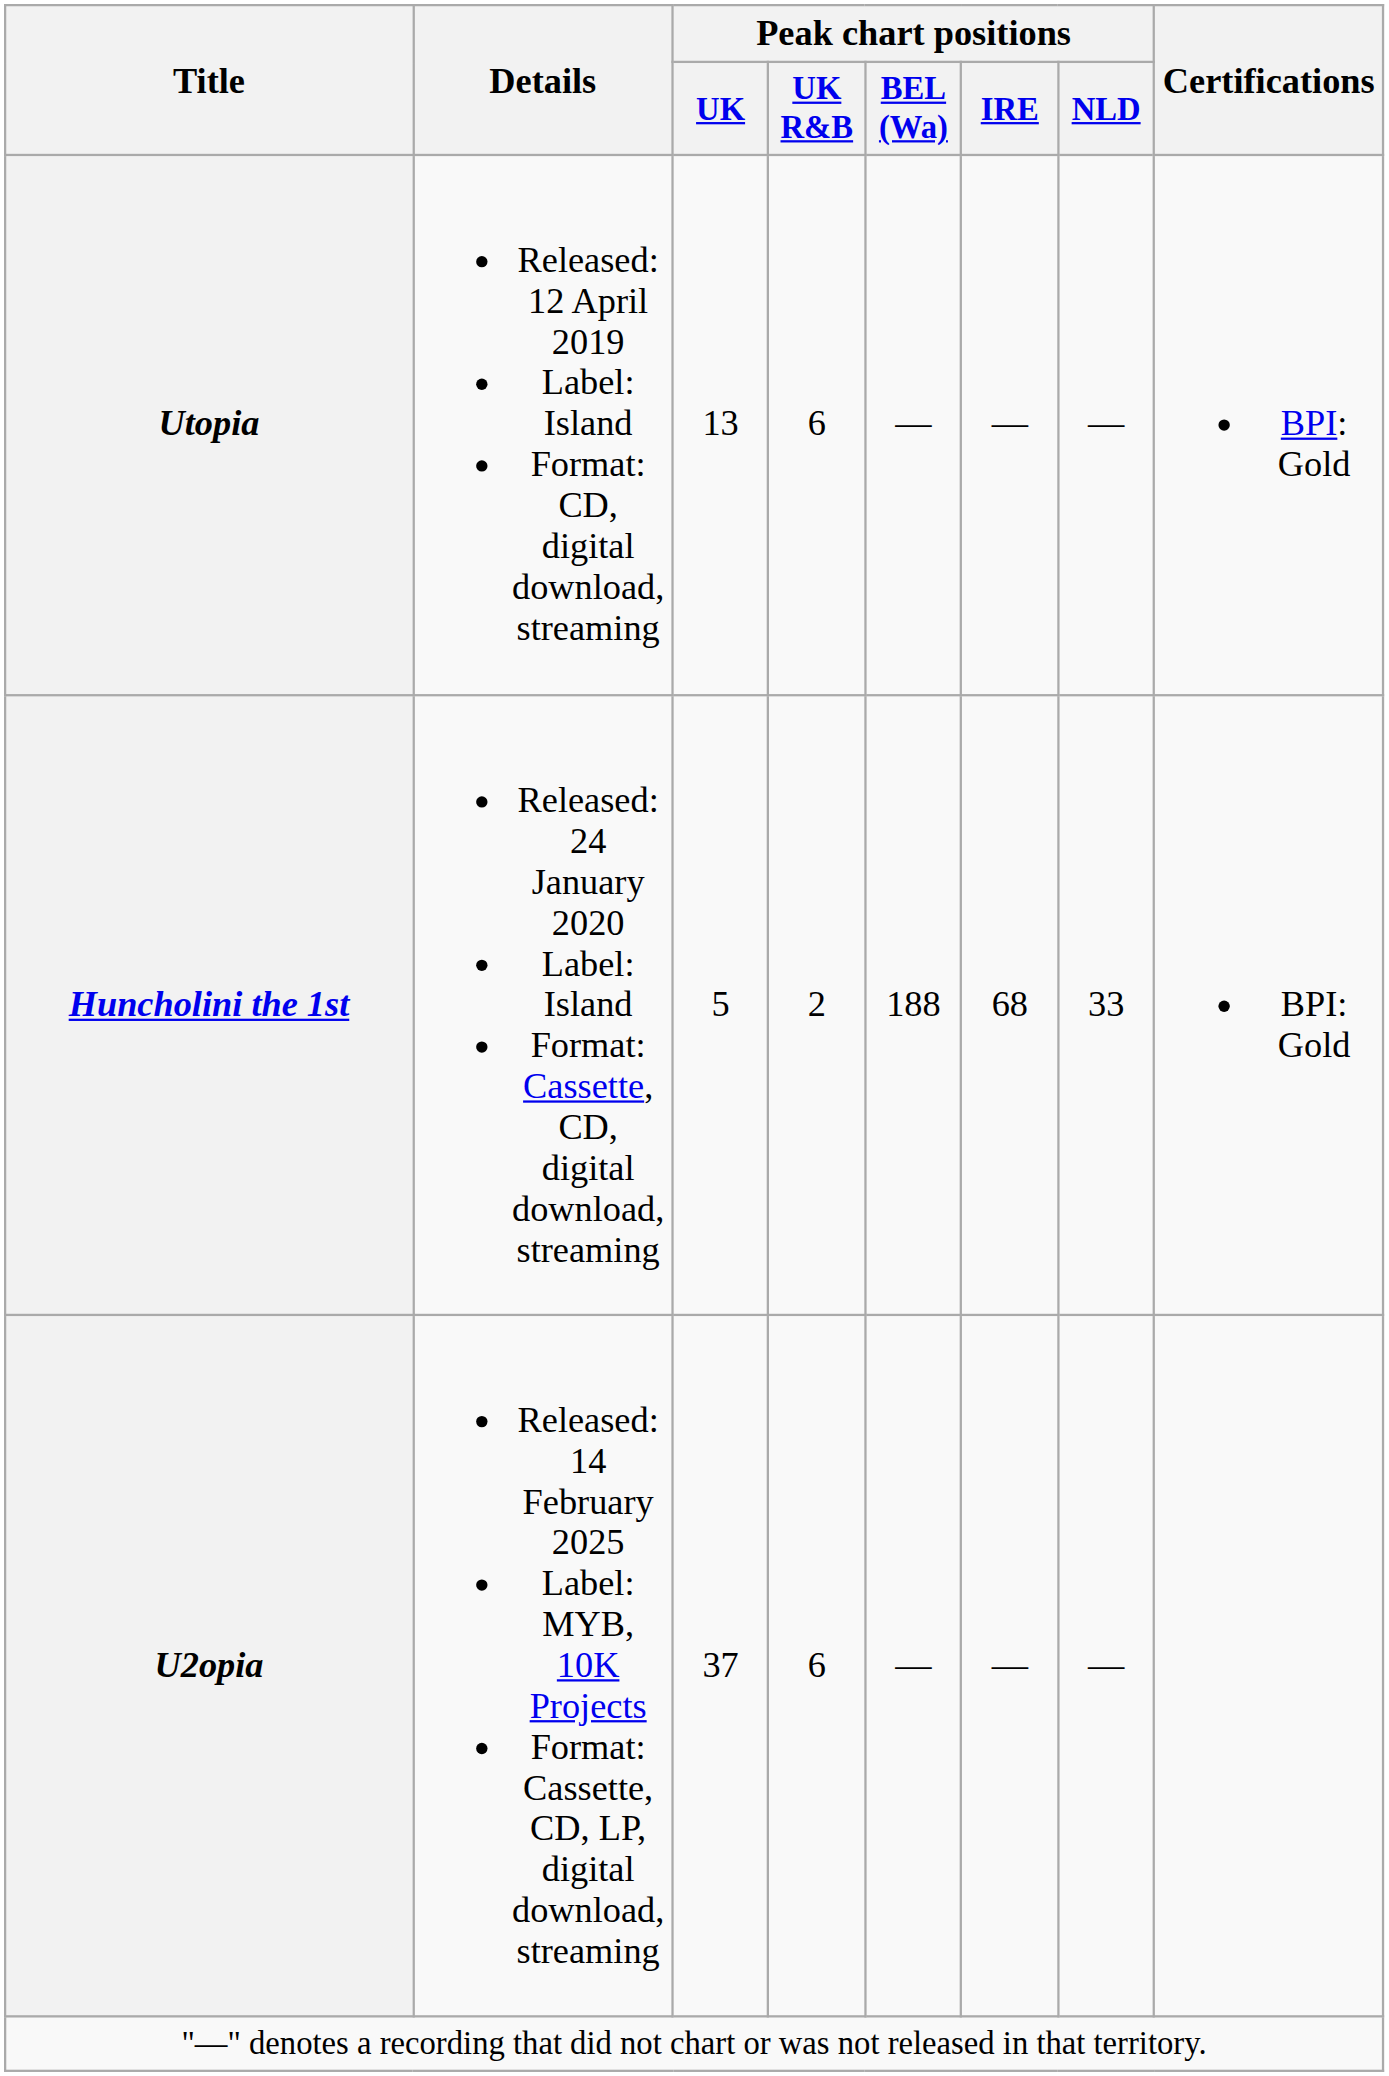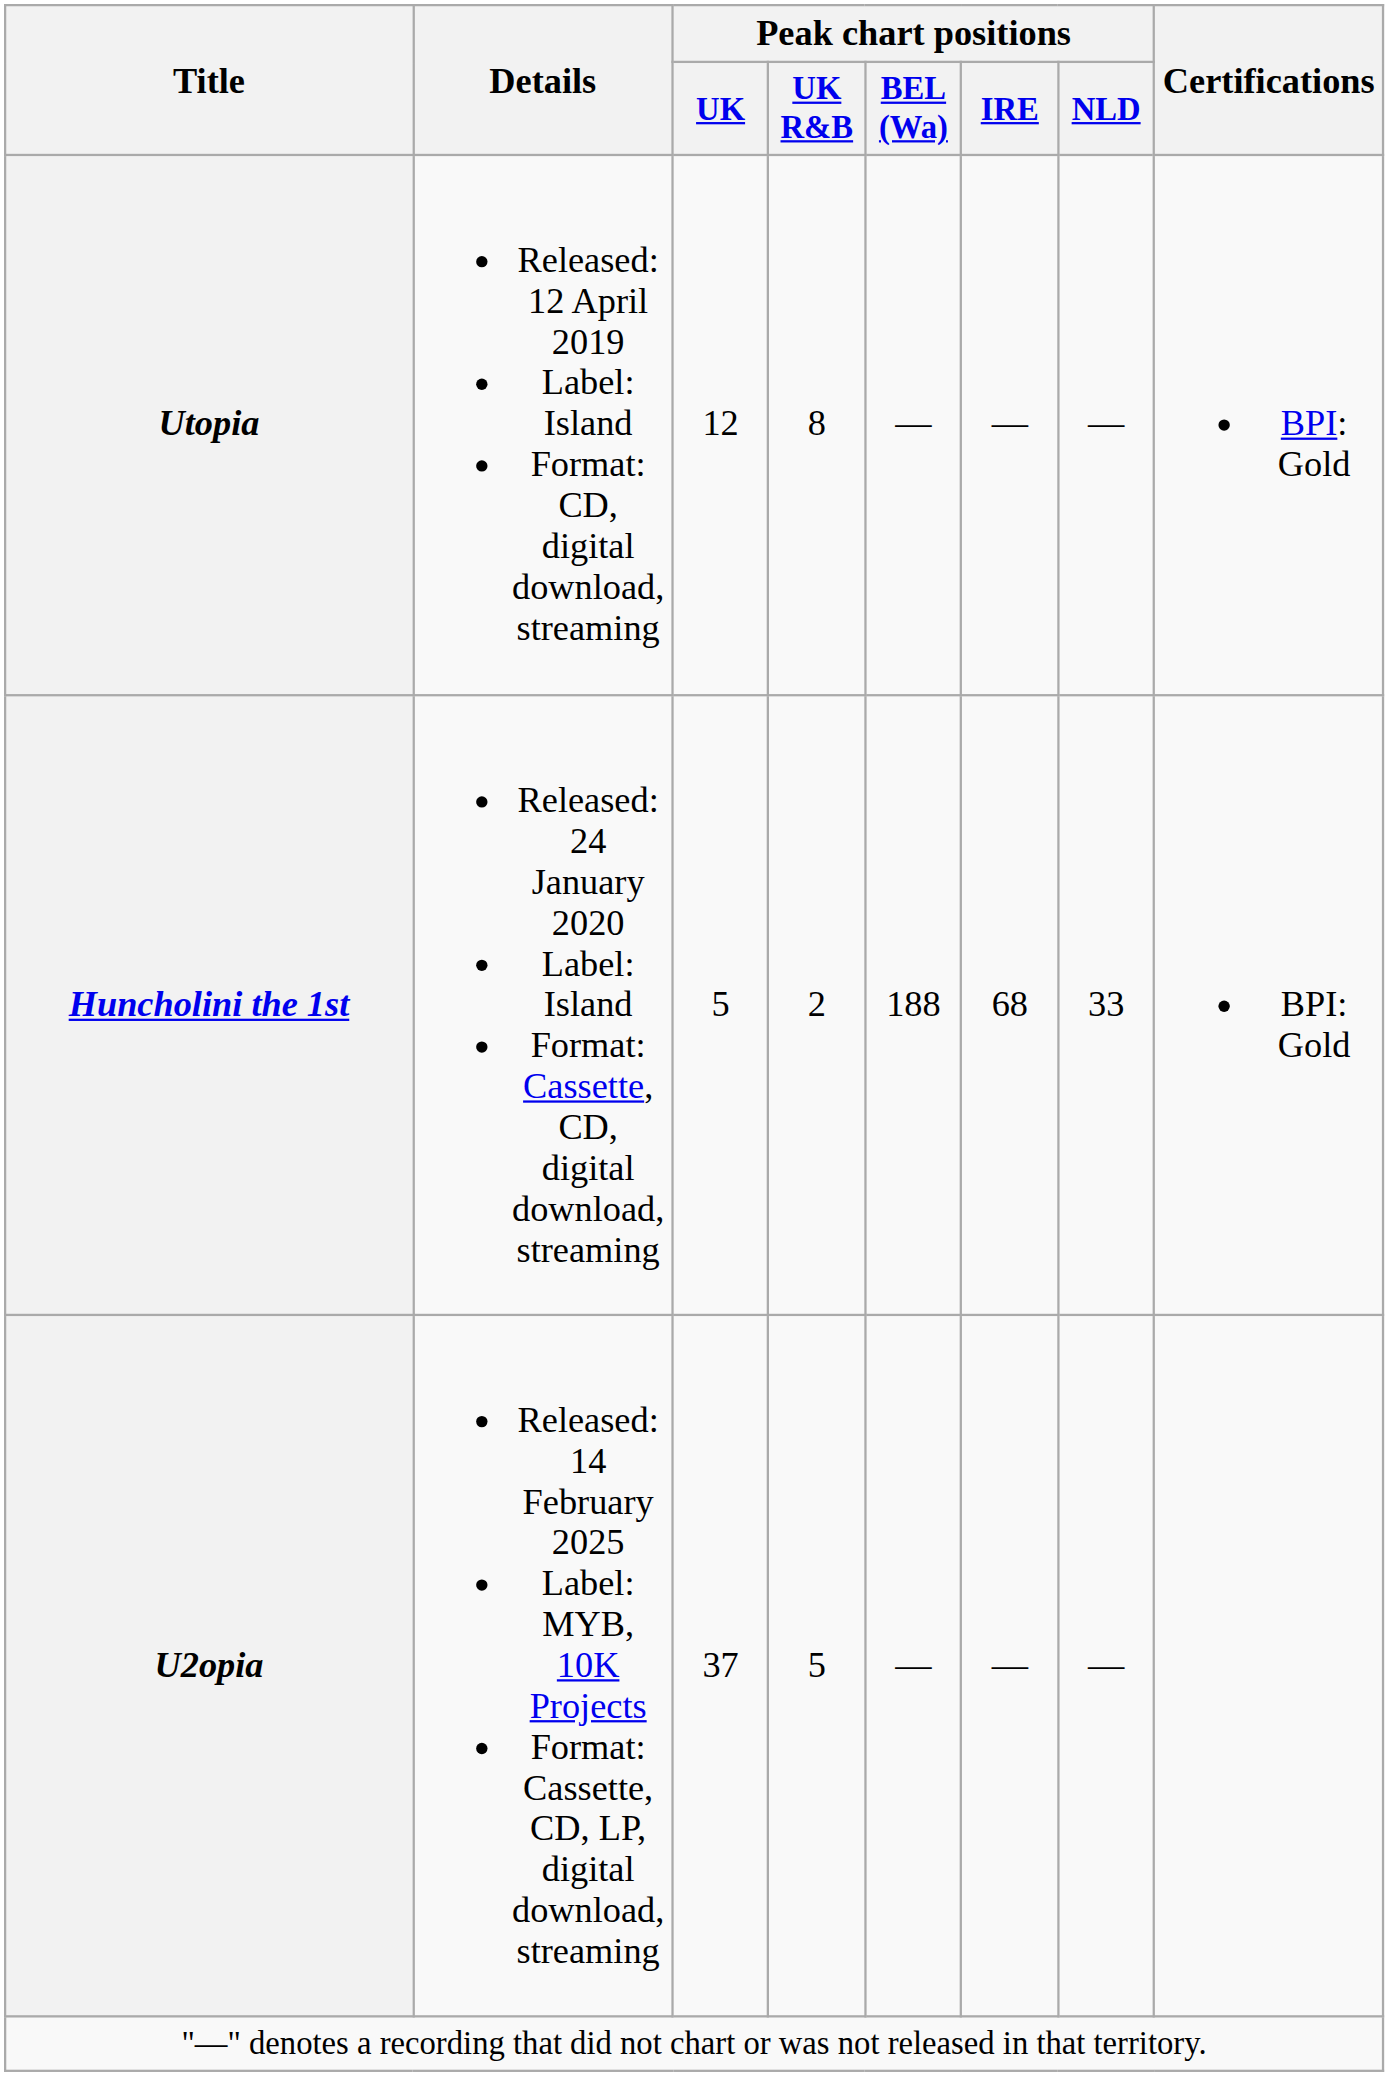(721, 424) 13 -> (721, 424) 12
(817, 424) 6 -> (817, 424) 8
(817, 1665) 6 -> (817, 1665) 5
